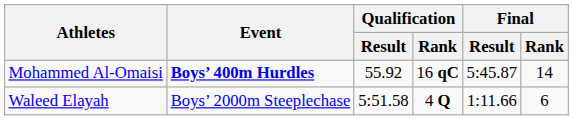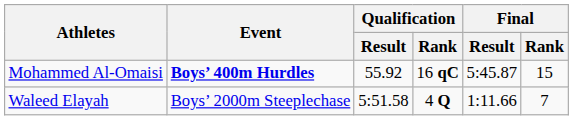(544, 73) 14 -> (544, 73) 15
(544, 101) 6 -> (544, 101) 7
